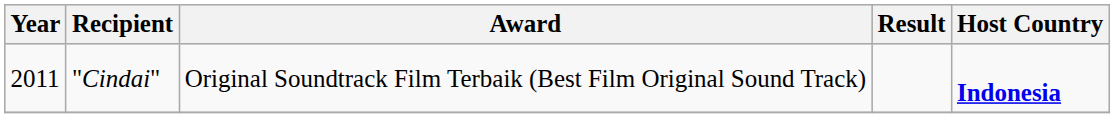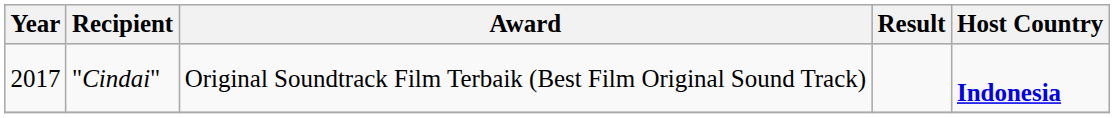(35, 77) 2011 -> (35, 77) 2017
